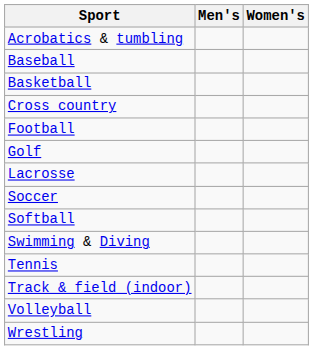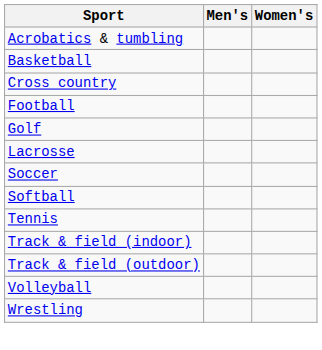- row: (41, 61)
- row: (79, 243)
+ row: (104, 265)
